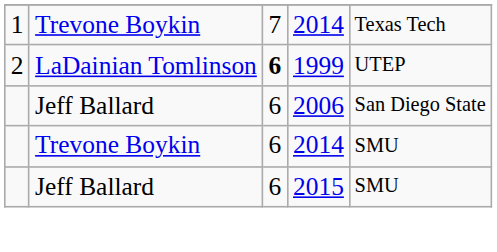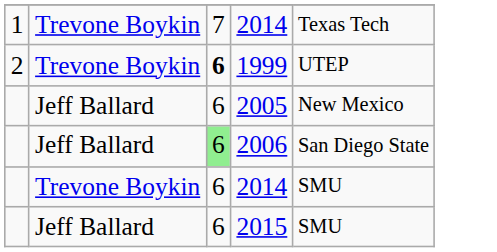(146, 65) LaDainian Tomlinson -> (118, 65) Trevone Boykin
+ row: (17, 106)
(275, 105) no background -> (218, 145) lightgreen background
